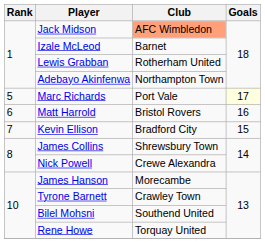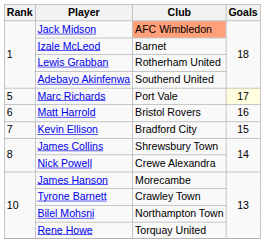(179, 79) Northampton Town -> (174, 79) Southend United
(174, 213) Southend United -> (179, 213) Northampton Town
